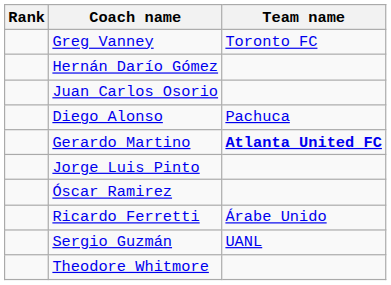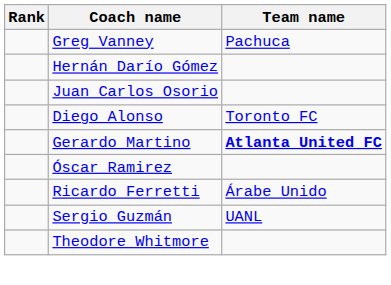(271, 42) Toronto FC -> (258, 42) Pachuca
(258, 117) Pachuca -> (271, 117) Toronto FC
- row: (126, 167)
